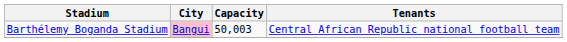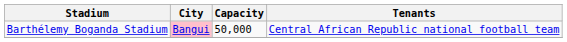(233, 30) 50,003 -> (233, 30) 50,000
